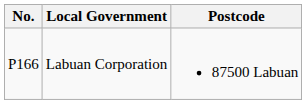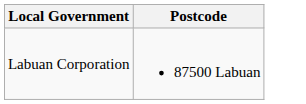- column: (23, 16)
